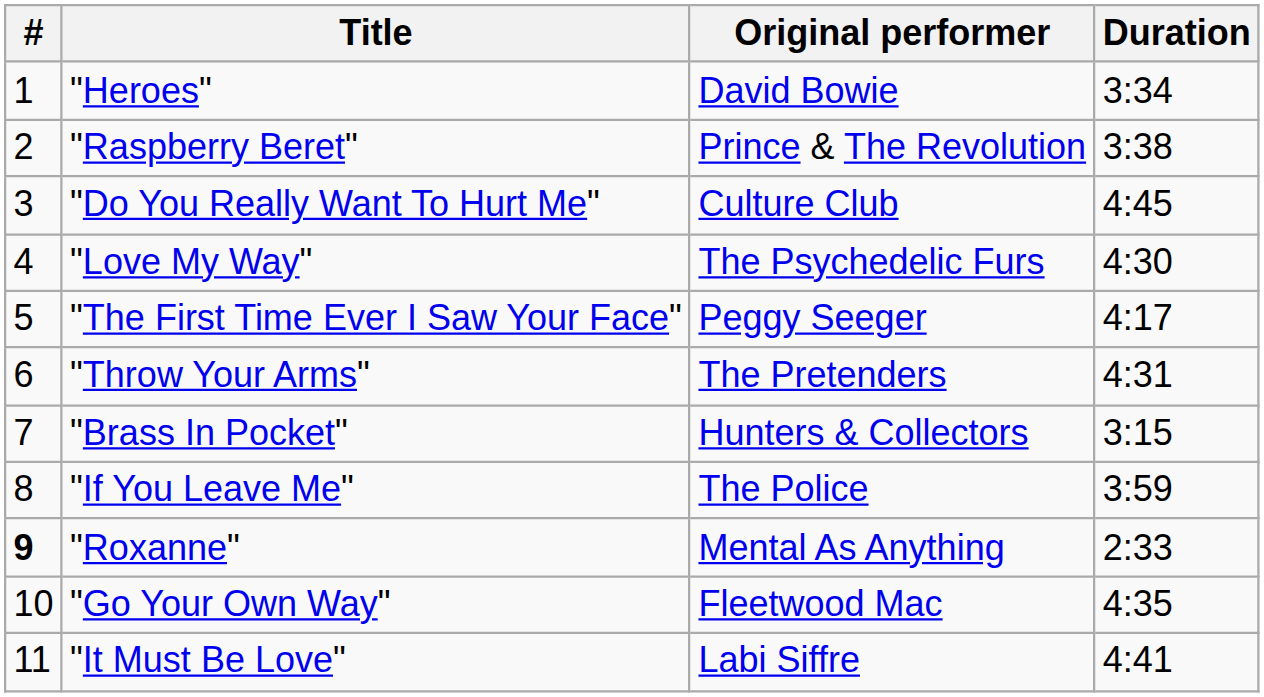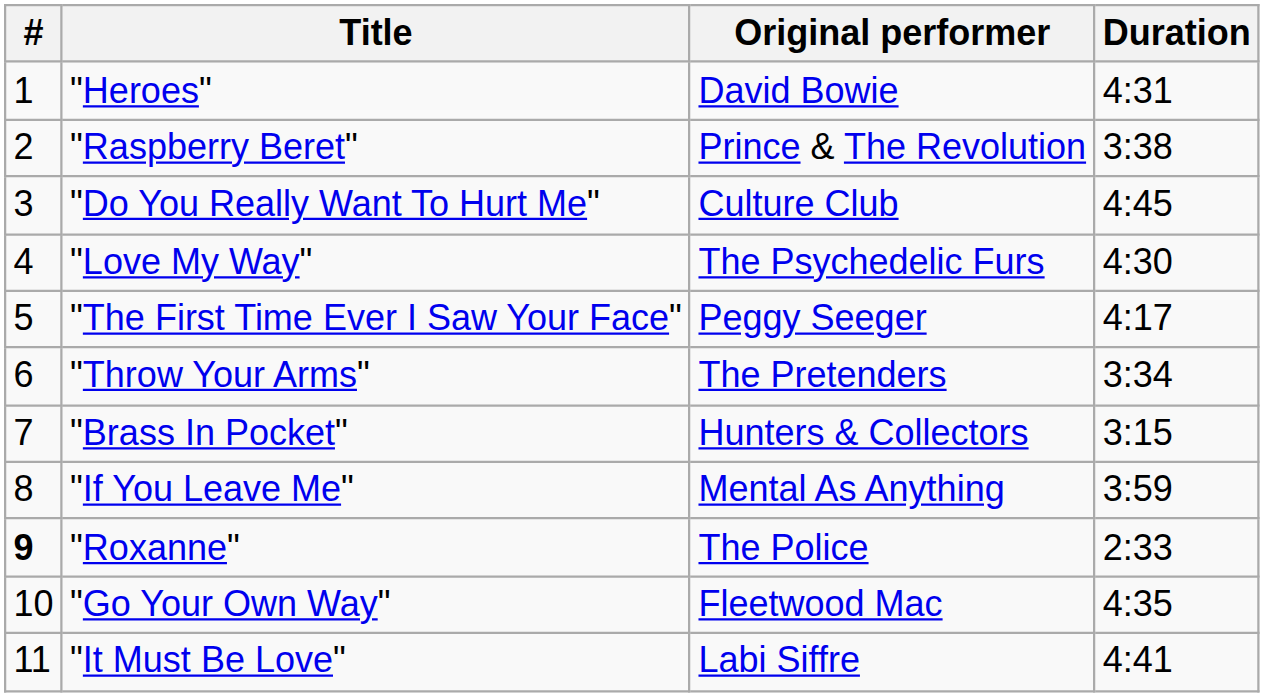(1138, 90) 3:34 -> (1138, 90) 4:31
(1138, 375) 4:31 -> (1138, 375) 3:34
(784, 489) The Police -> (852, 489) Mental As Anything
(852, 546) Mental As Anything -> (784, 546) The Police
